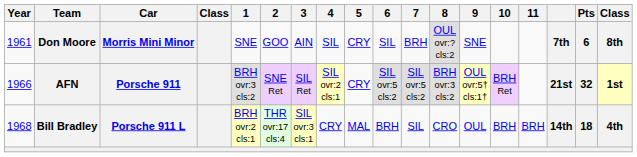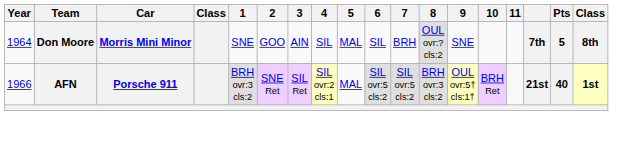(19, 42) 1961 -> (19, 42) 1964
(359, 42) CRY -> (351, 42) MAL
(586, 42) 6 -> (562, 42) 5
(359, 84) CRY -> (351, 84) MAL
(586, 84) 32 -> (562, 84) 40
- row: (67, 126)
